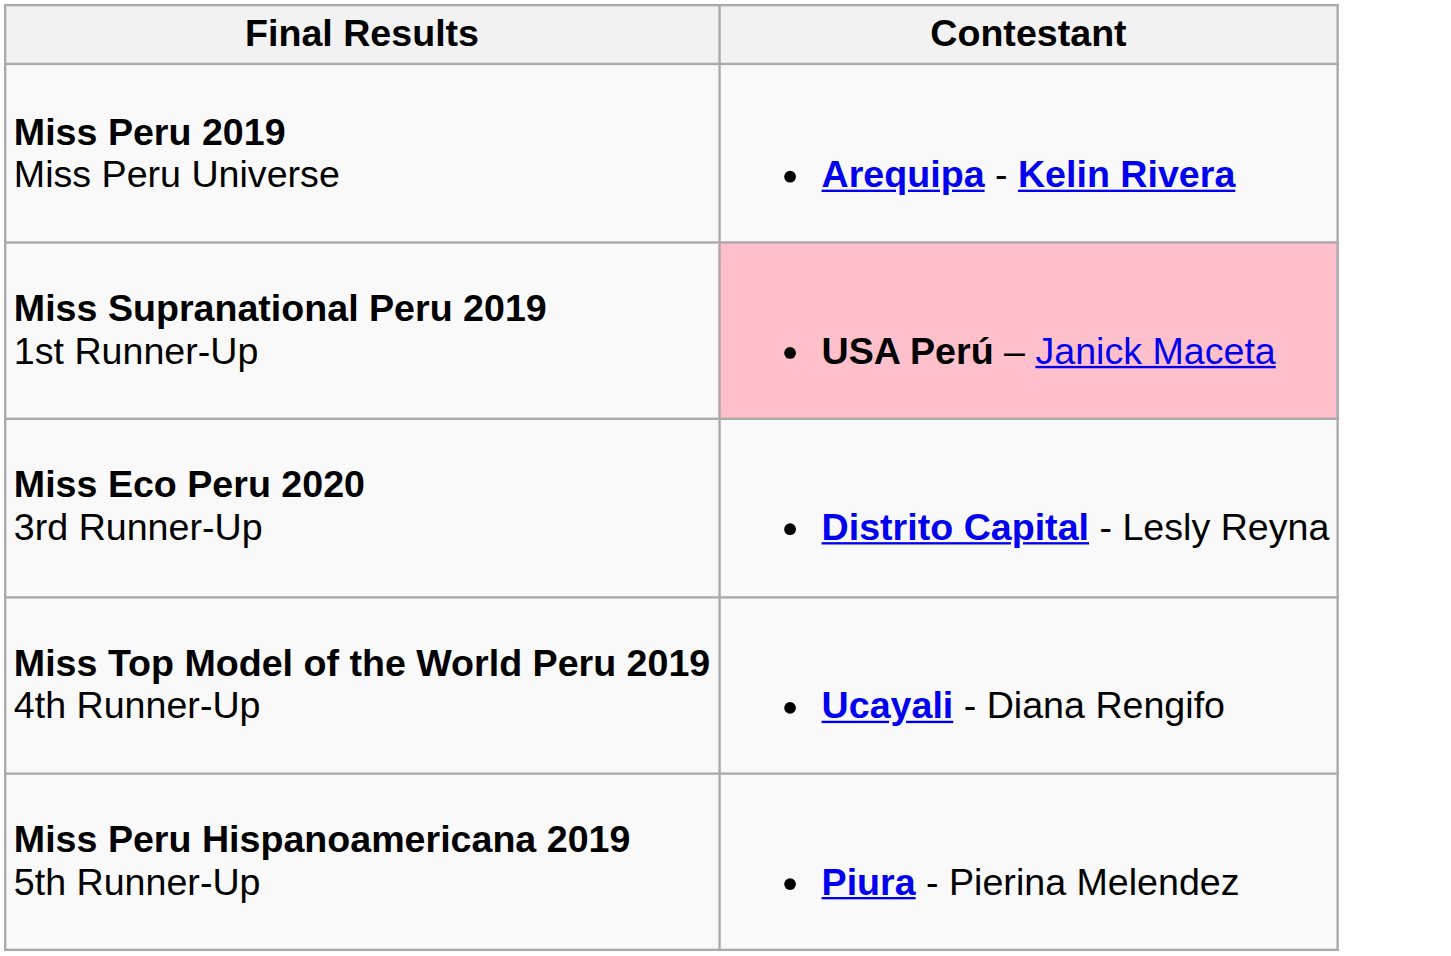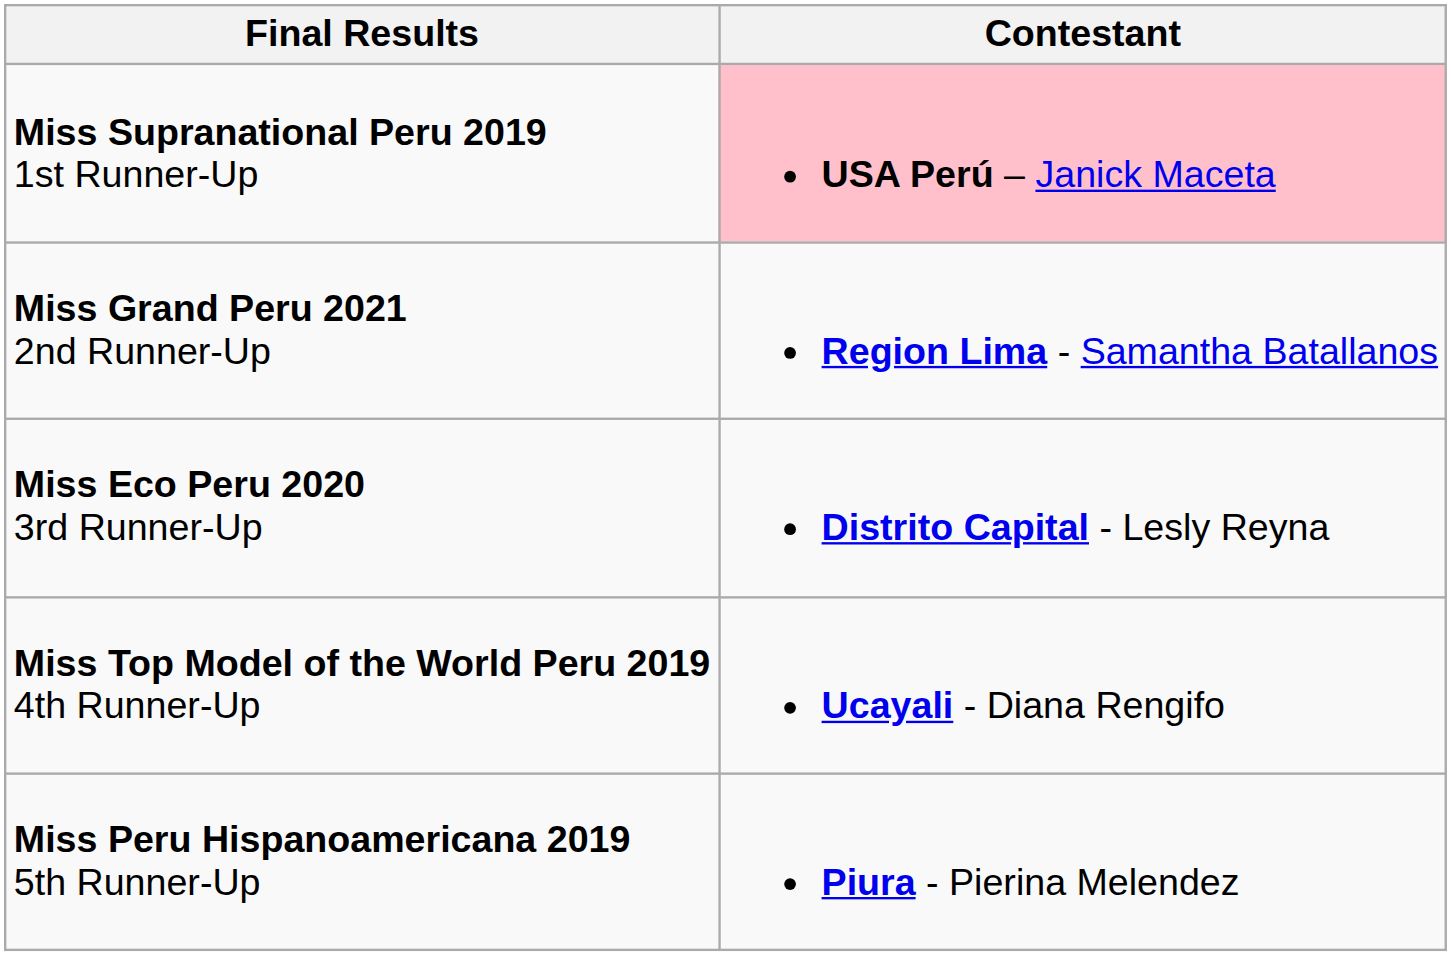- row: (177, 152)
+ row: (210, 329)
